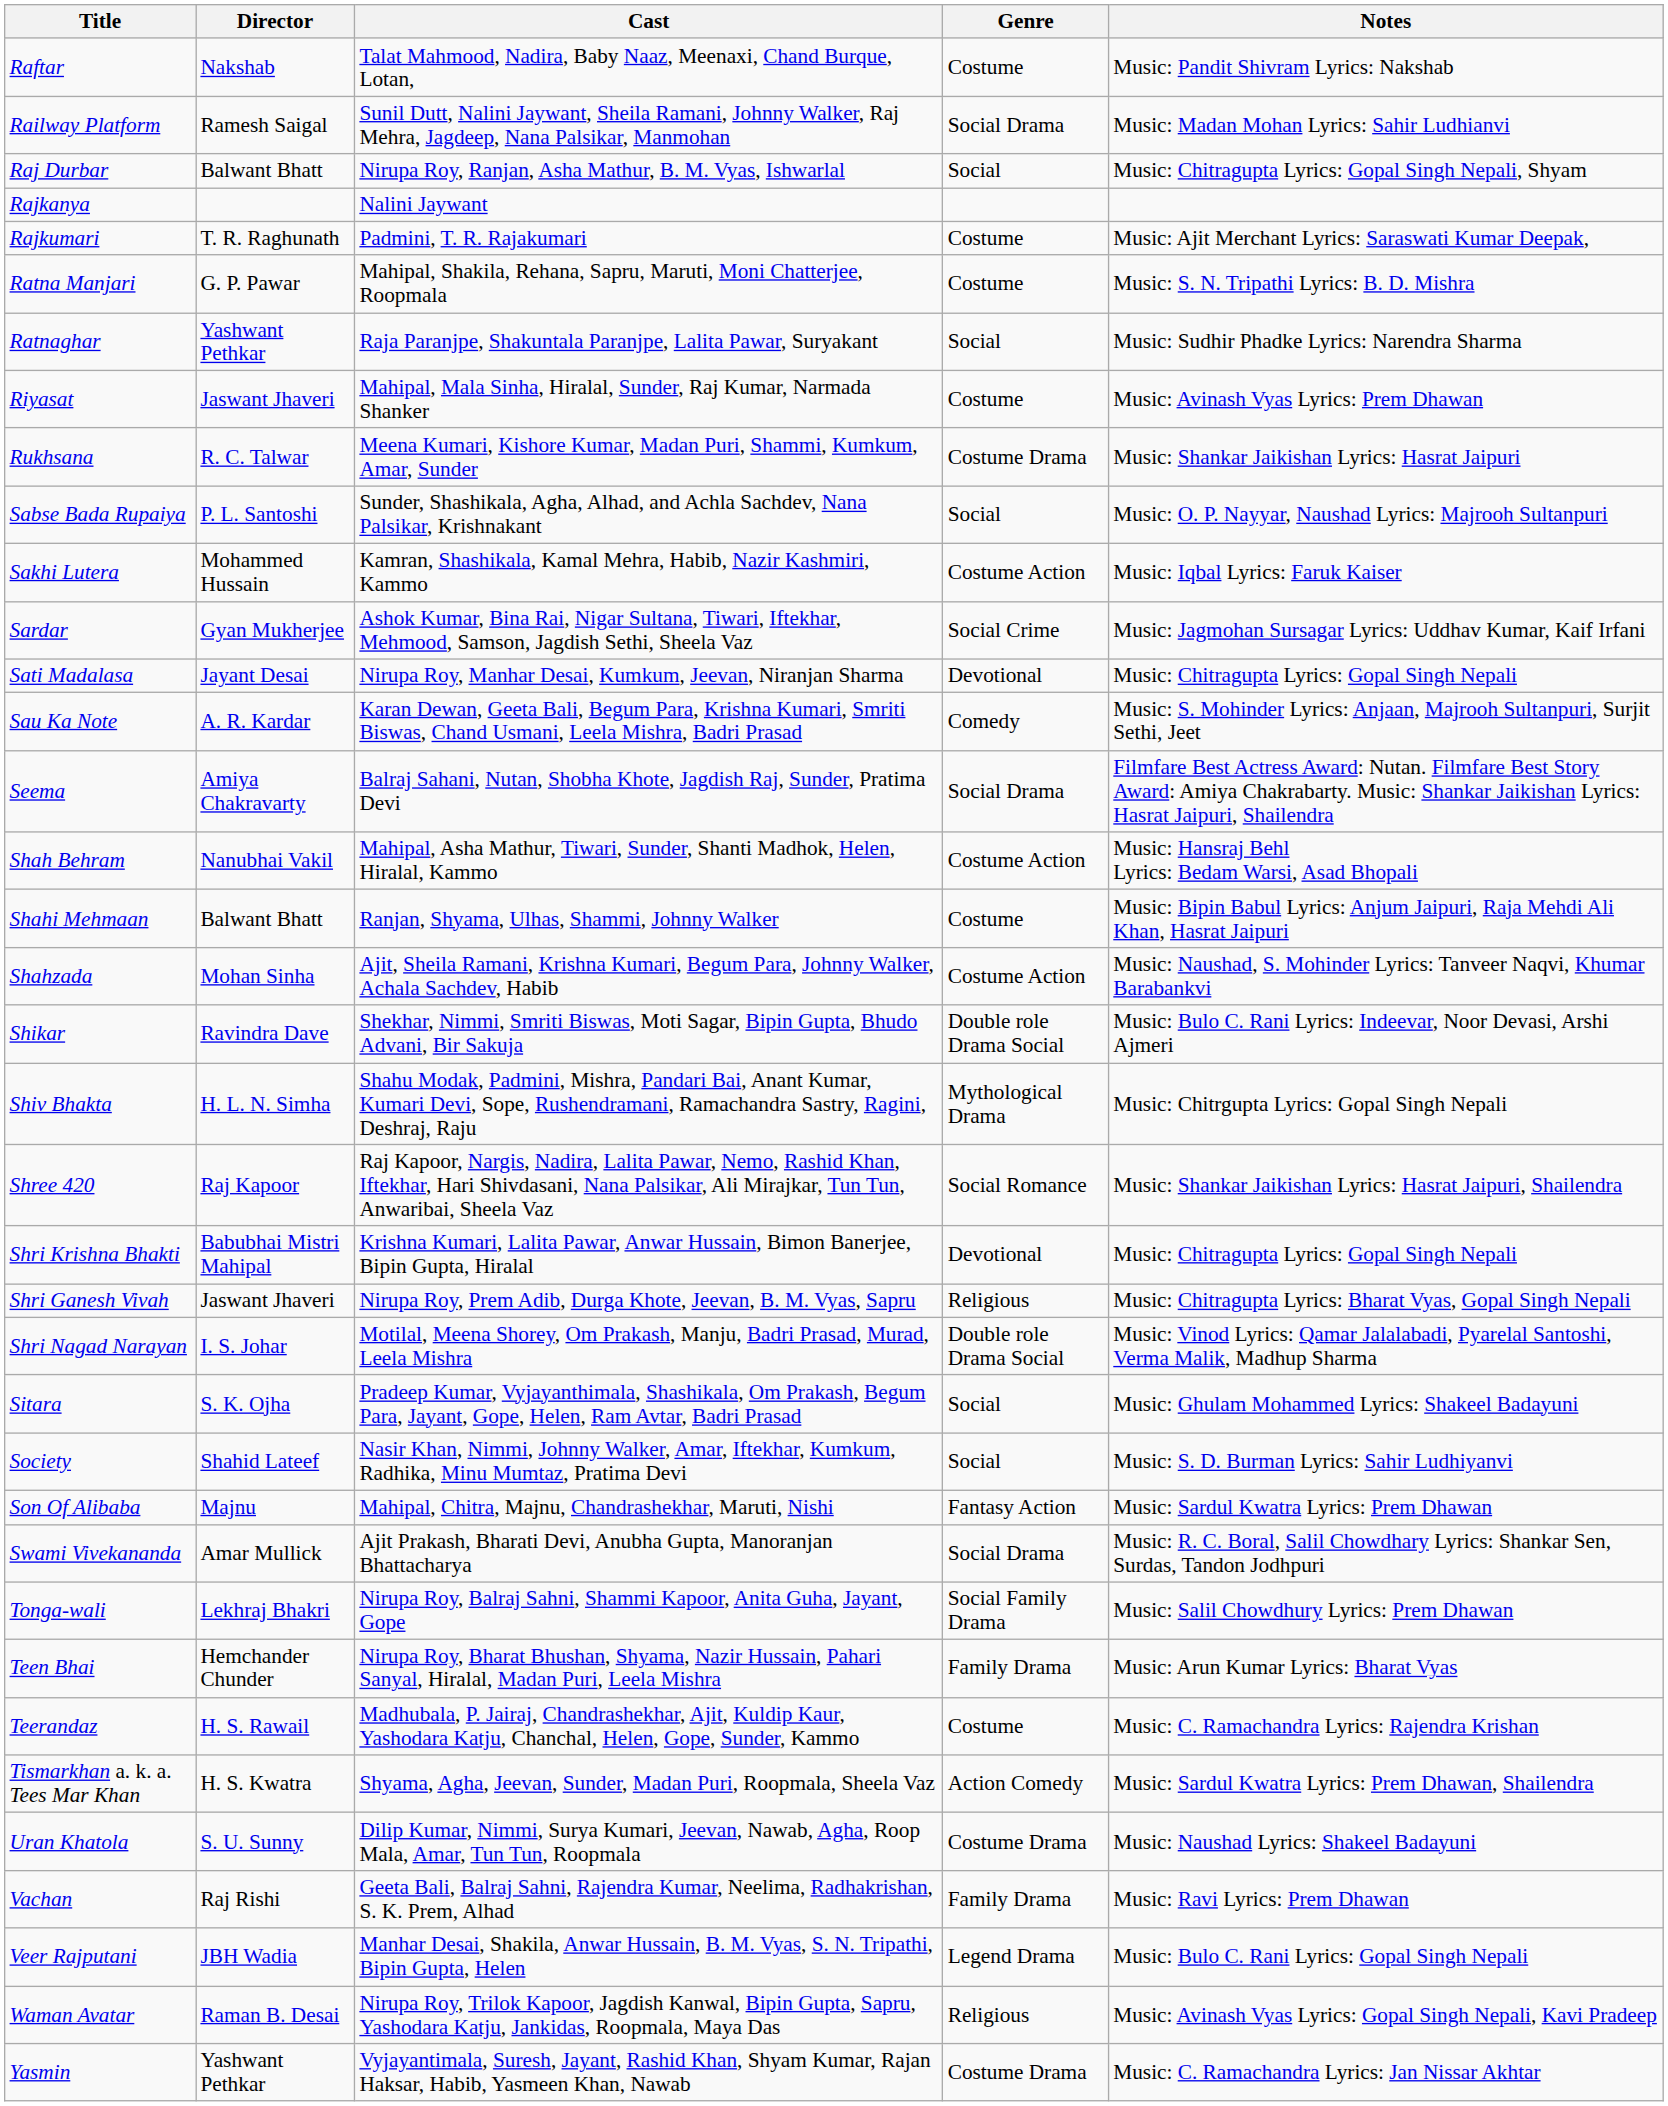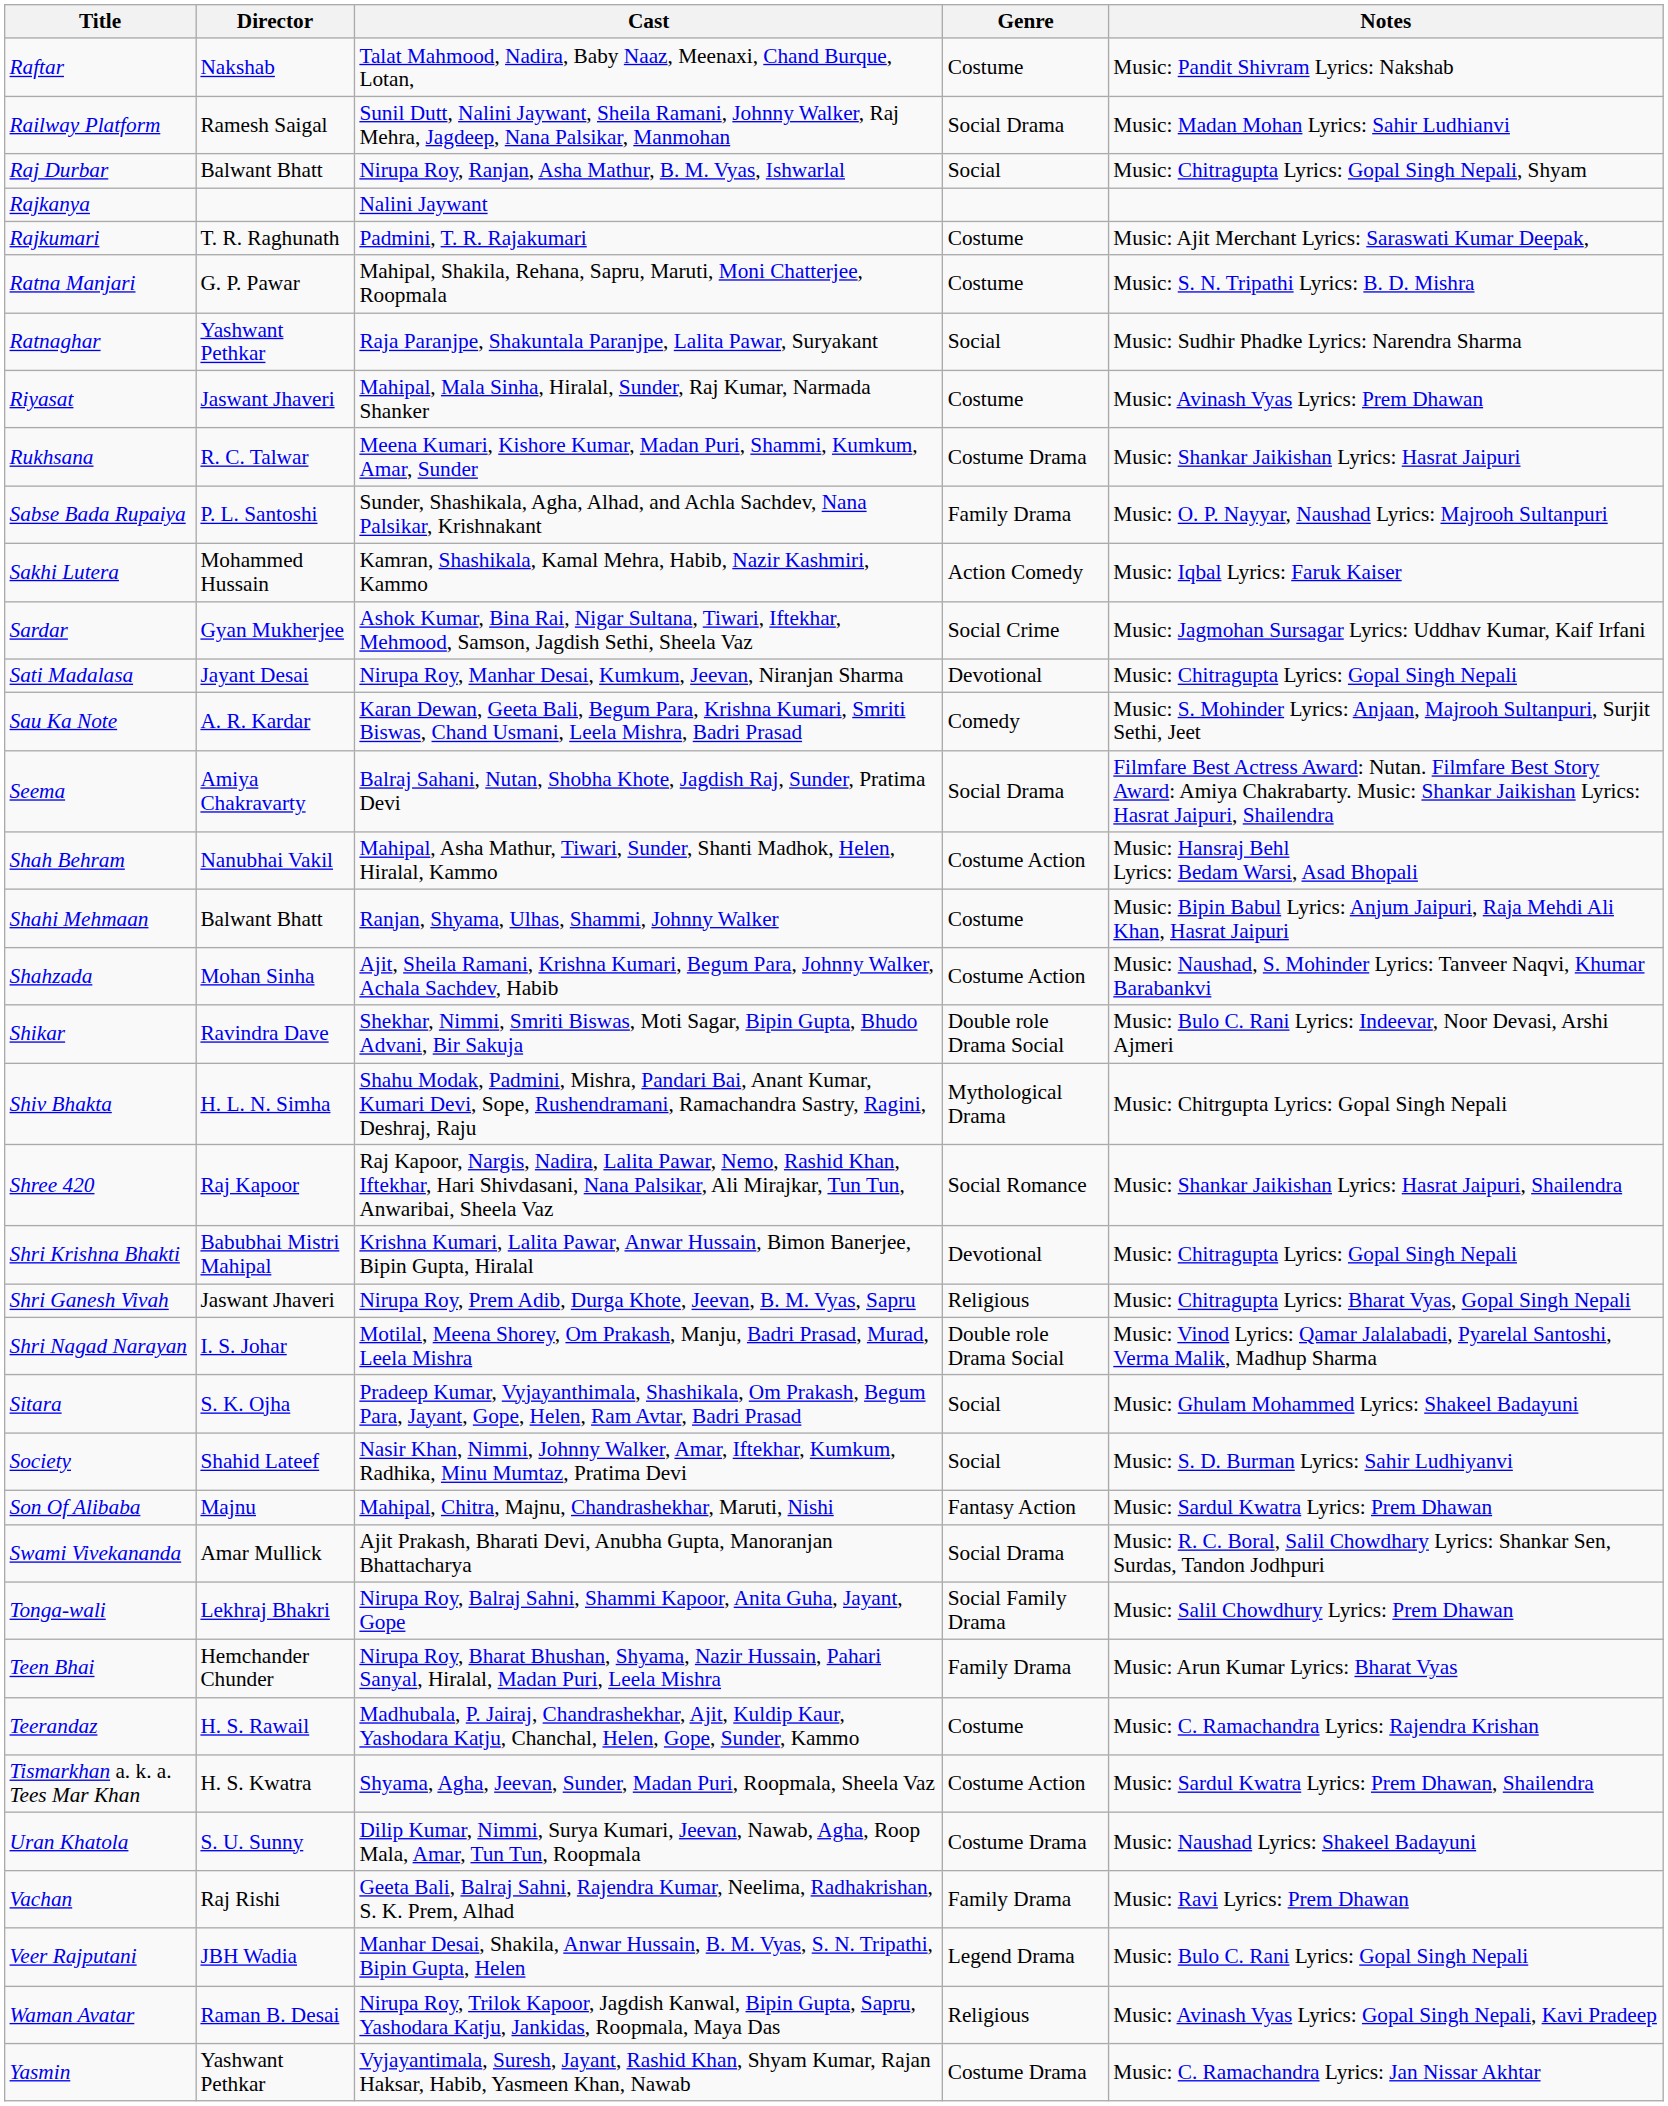(974, 514) Social -> (1009, 514) Family Drama
(1017, 572) Costume Action -> (1015, 572) Action Comedy
(1015, 1783) Action Comedy -> (1017, 1783) Costume Action
